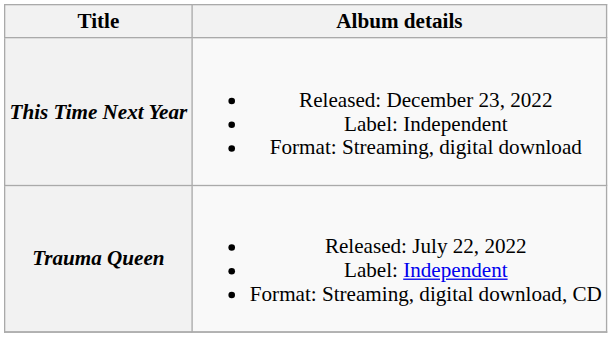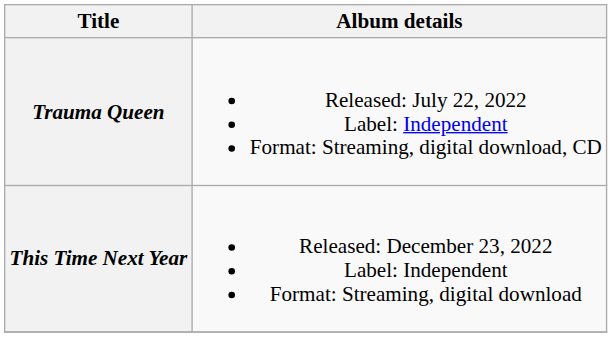rows swapped: (98, 258) <-> (98, 111)
